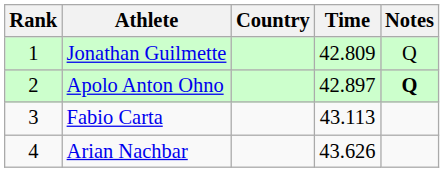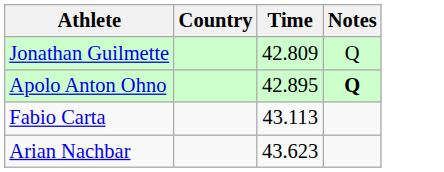- column: (33, 20)
(347, 85) 42.897 -> (290, 85) 42.895
(347, 150) 43.626 -> (290, 150) 43.623
